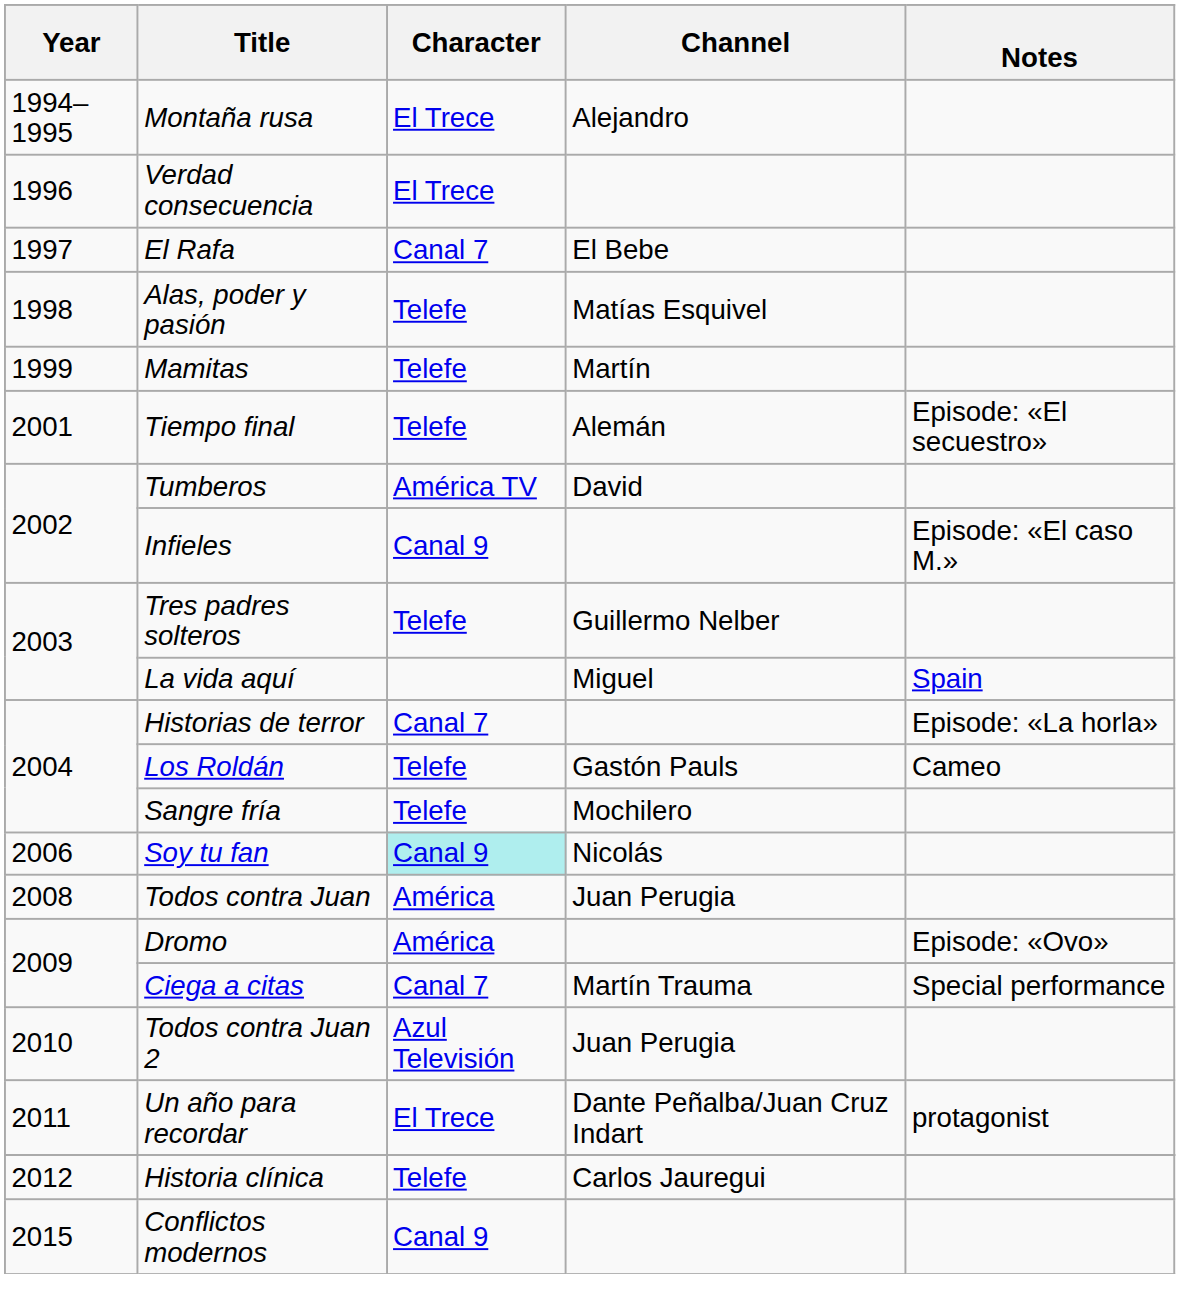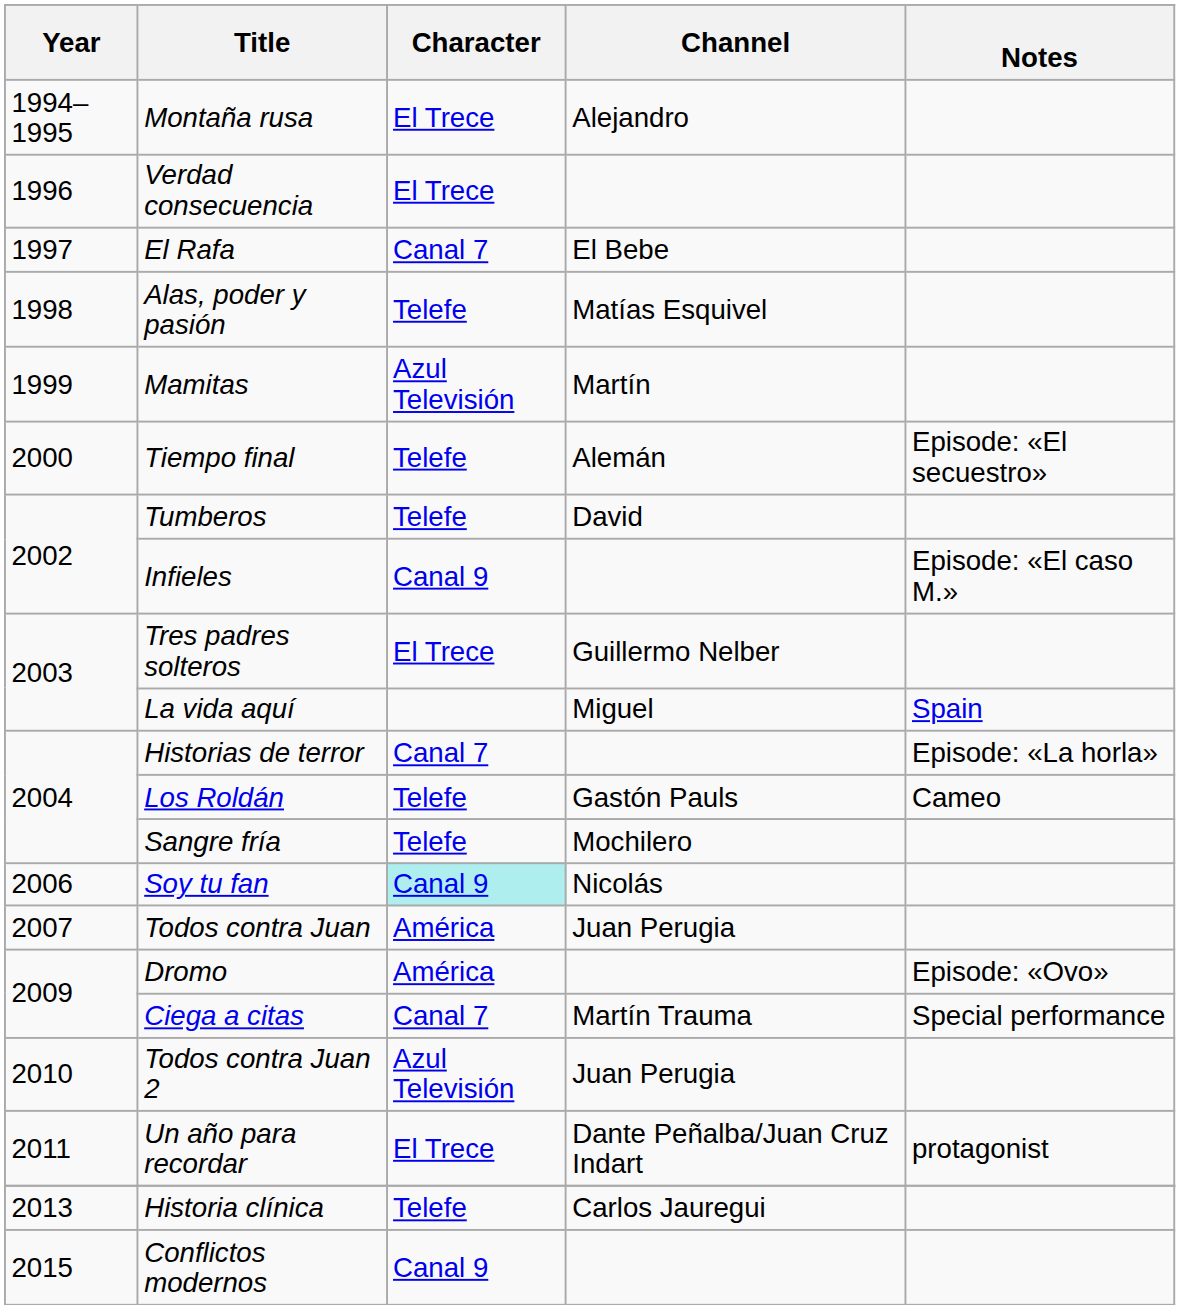(430, 368) Telefe -> (454, 384) Azul Televisión
(42, 428) 2001 -> (42, 458) 2000
(465, 487) América TV -> (430, 517) Telefe
(430, 620) Telefe -> (444, 651) El Trece
(42, 897) 2008 -> (42, 928) 2007
(42, 1177) 2012 -> (42, 1208) 2013
